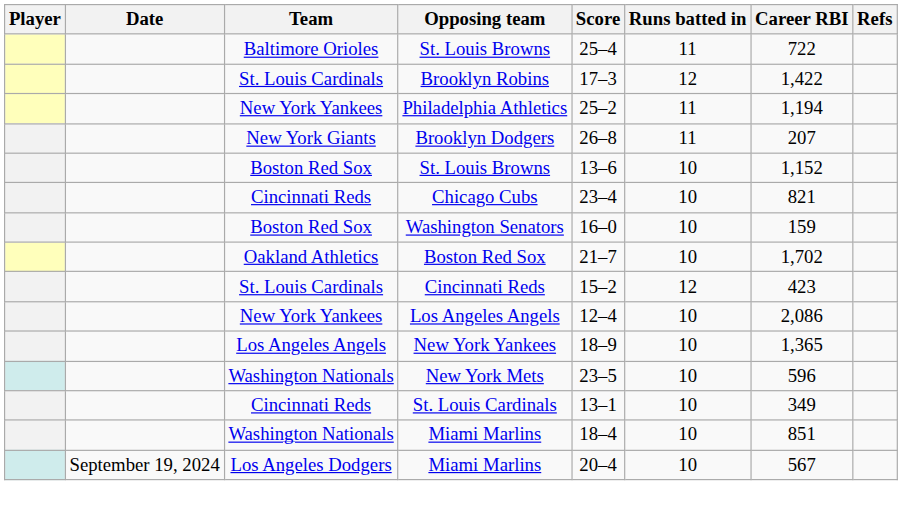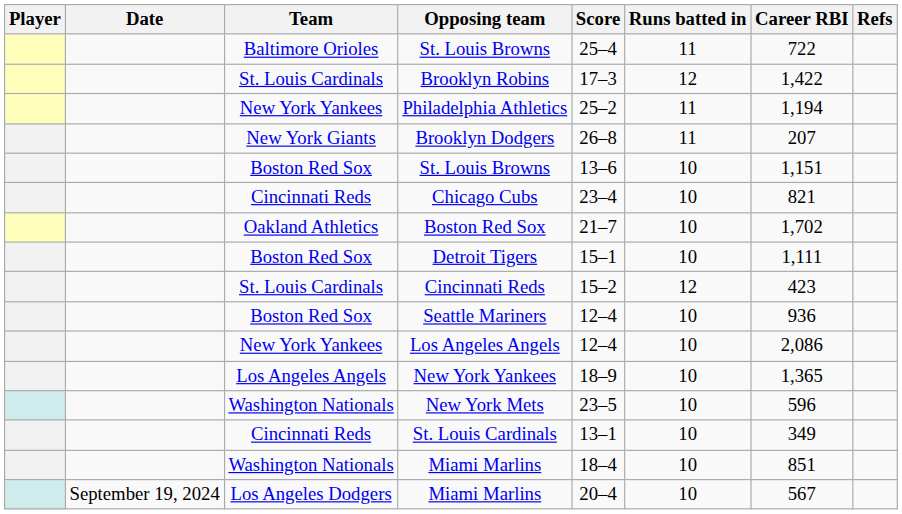(802, 167) 1,152 -> (802, 167) 1,151
- row: (311, 227)
+ row: (311, 256)
+ row: (311, 316)
